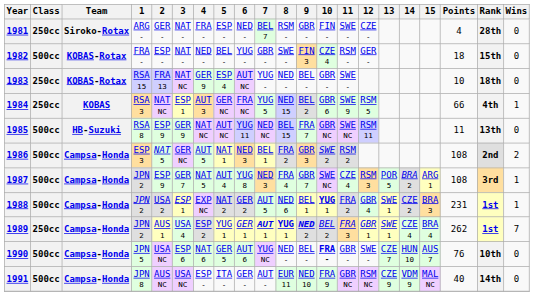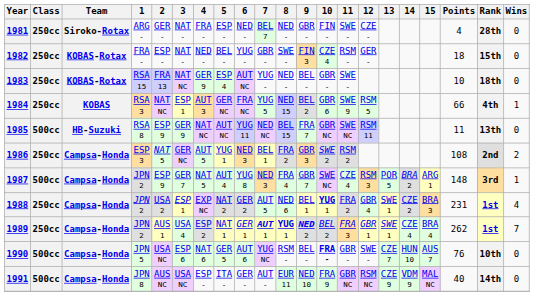(286, 31) RSM - -> (286, 31) NED -
(46, 56) 500cc -> (46, 56) 250cc
(46, 156) 500cc -> (46, 156) 250cc
(224, 155) NAT 1 -> (224, 155) YUG 1
(459, 180) 108 -> (459, 180) 148
(46, 205) 500cc -> (46, 205) 250cc
(516, 205) 1 -> (516, 205) 4
(224, 229) YUG 1 -> (224, 229) NAT 1
(286, 254) NED - -> (286, 254) RSM -
